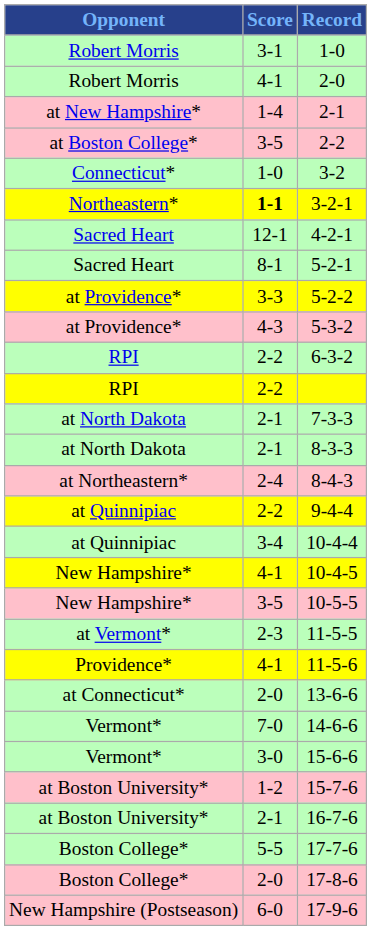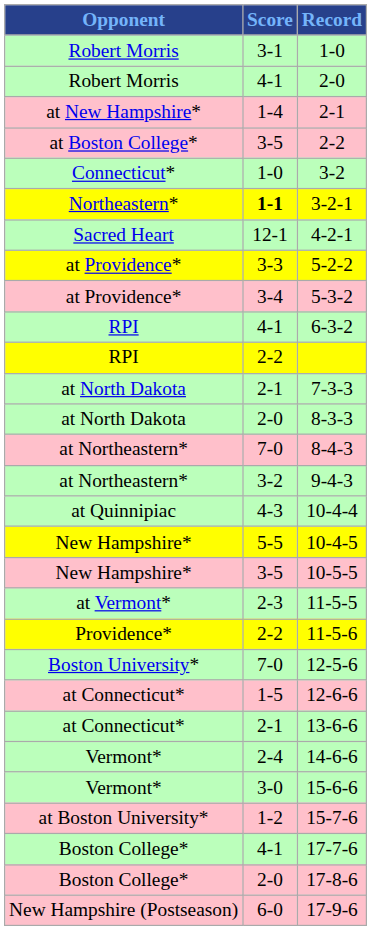- row: (332, 265)
(270, 326) 4-3 -> (270, 296) 3-4
(270, 357) 2-2 -> (270, 326) 4-1
(270, 449) 2-1 -> (270, 419) 2-0
(270, 480) 2-4 -> (270, 449) 7-0
+ row: (332, 480)
- row: (332, 511)
(270, 541) 3-4 -> (270, 511) 4-3
(270, 572) 4-1 -> (270, 541) 5-5
(270, 664) 4-1 -> (270, 633) 2-2
+ row: (332, 664)
+ row: (332, 695)
(270, 695) 2-0 -> (270, 726) 2-1
(270, 726) 7-0 -> (270, 756) 2-4
- row: (332, 818)
(270, 848) 5-5 -> (270, 848) 4-1
